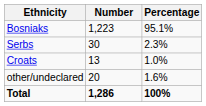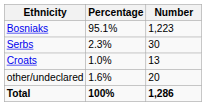columns swapped: (114, 12) <-> (172, 12)
